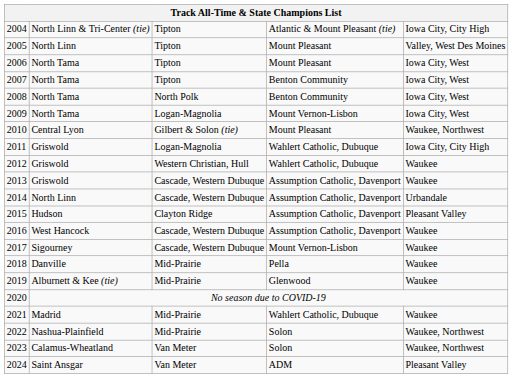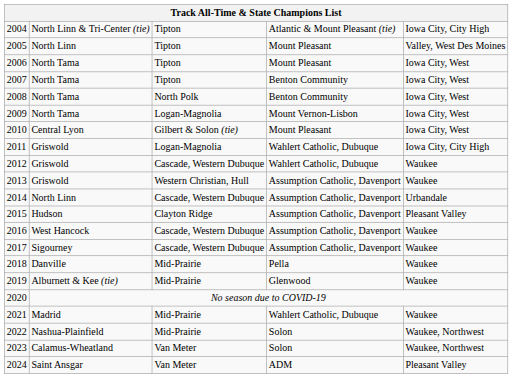(445, 130) Waukee, Northwest -> (437, 130) Iowa City, West
(202, 163) Western Christian, Hull -> (209, 163) Cascade, Western Dubuque
(209, 180) Cascade, Western Dubuque -> (202, 180) Western Christian, Hull
(313, 247) Mount Vernon-Lisbon -> (335, 247) Assumption Catholic, Davenport
